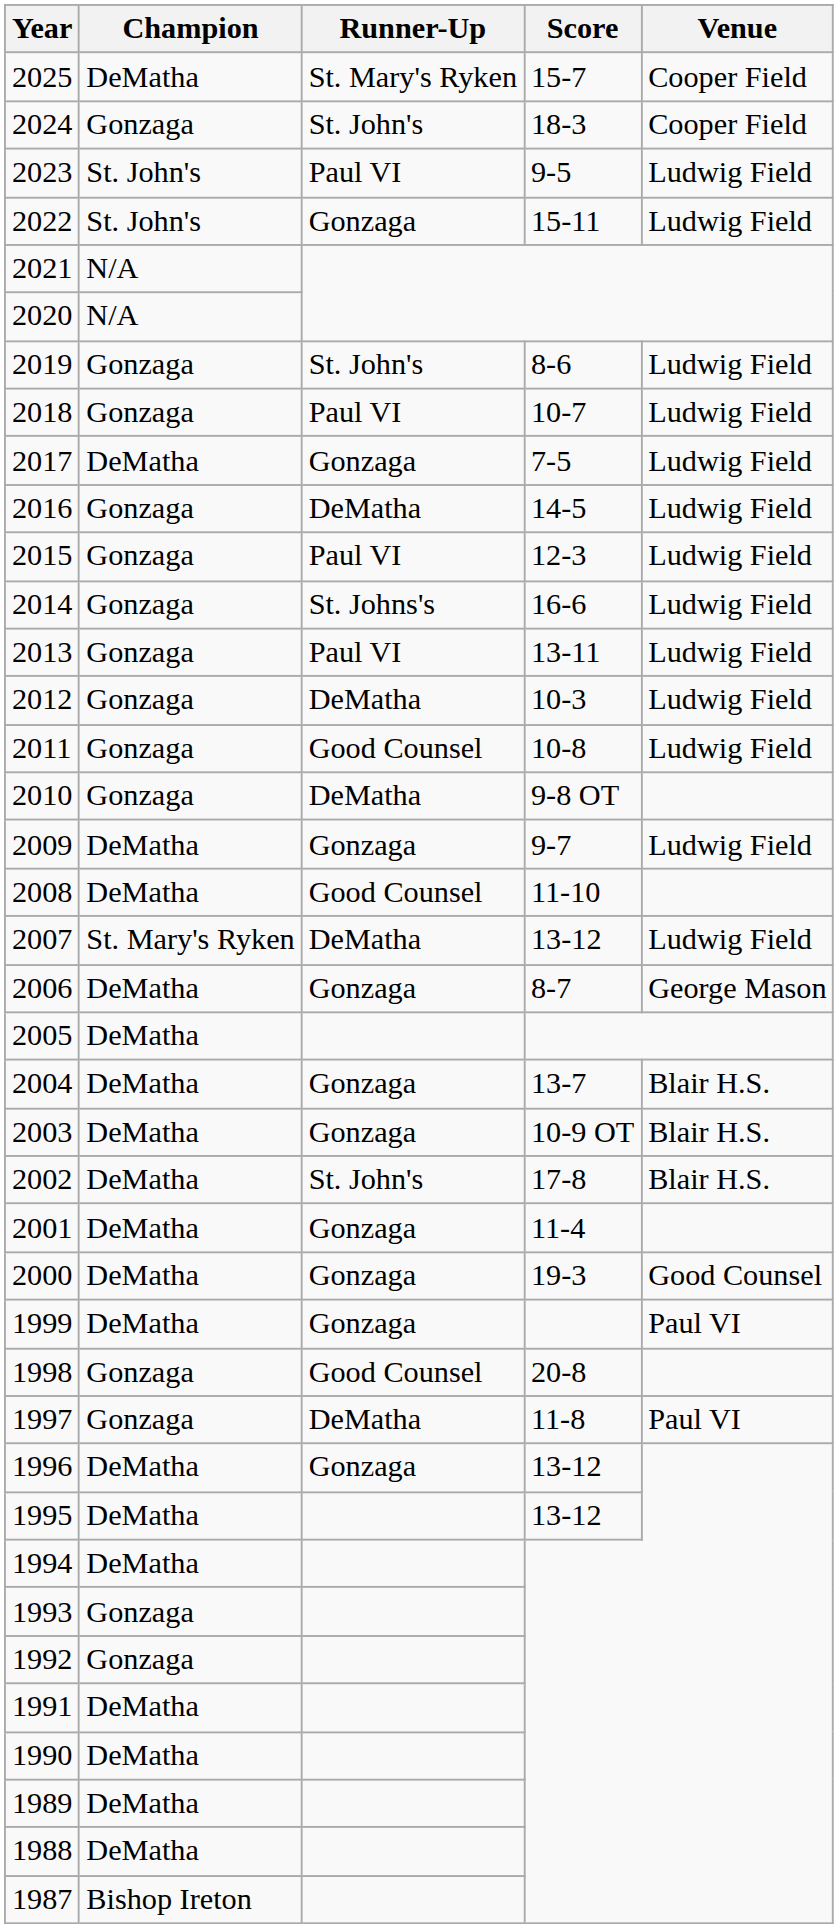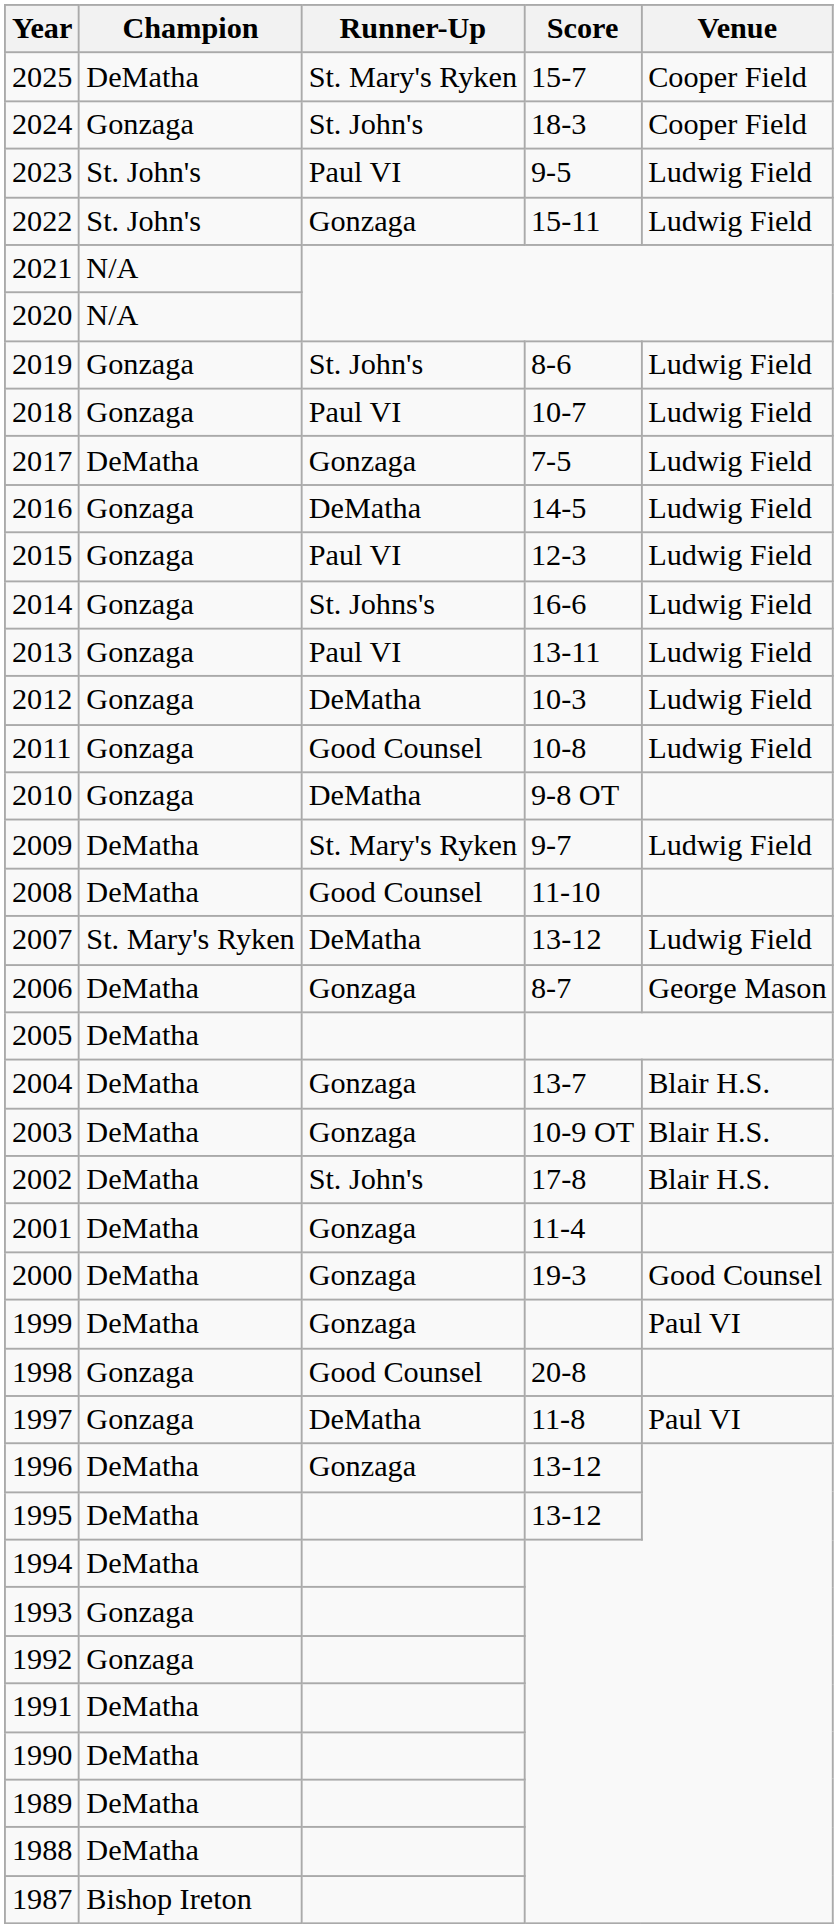(362, 843) Gonzaga -> (413, 843) St. Mary's Ryken
